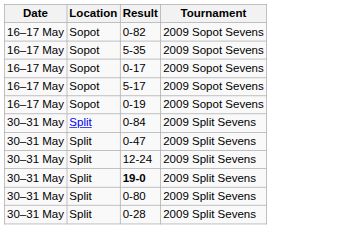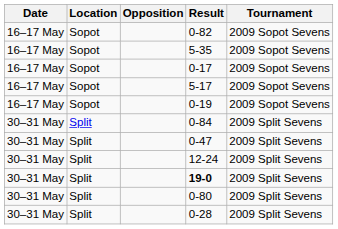+ column: (153, 13)
